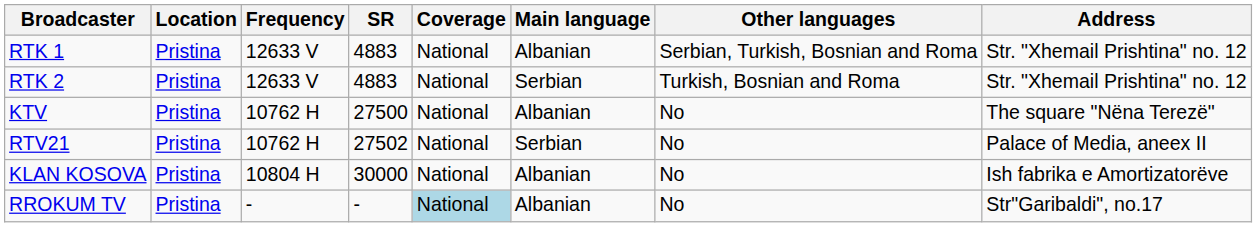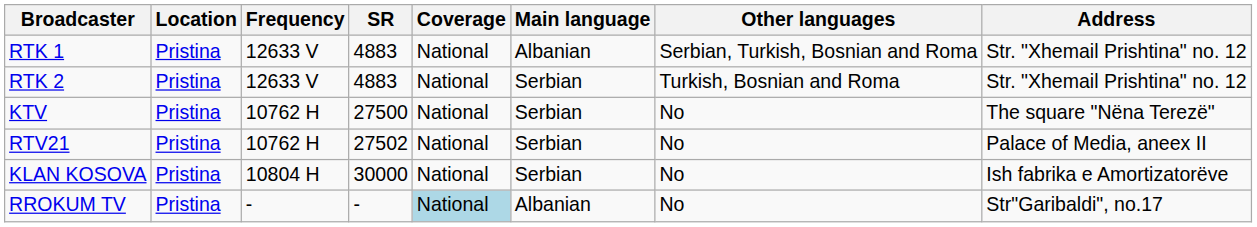(553, 112) Albanian -> (548, 112) Serbian
(553, 174) Albanian -> (548, 174) Serbian
